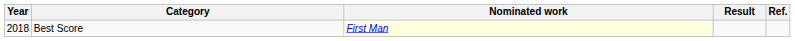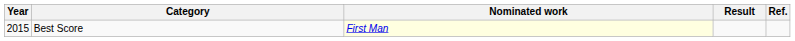(18, 28) 2018 -> (18, 28) 2015
